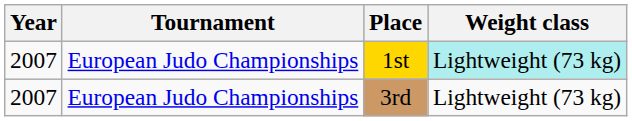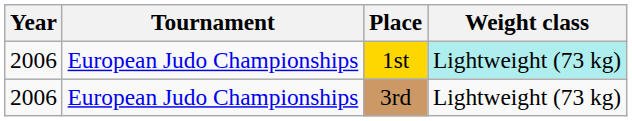(33, 60) 2007 -> (33, 60) 2006
(33, 97) 2007 -> (33, 97) 2006
